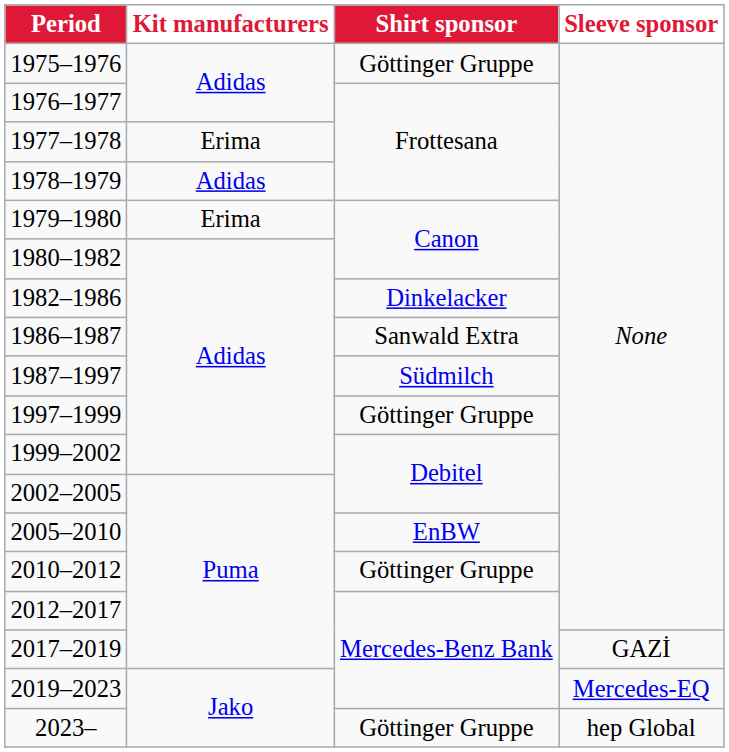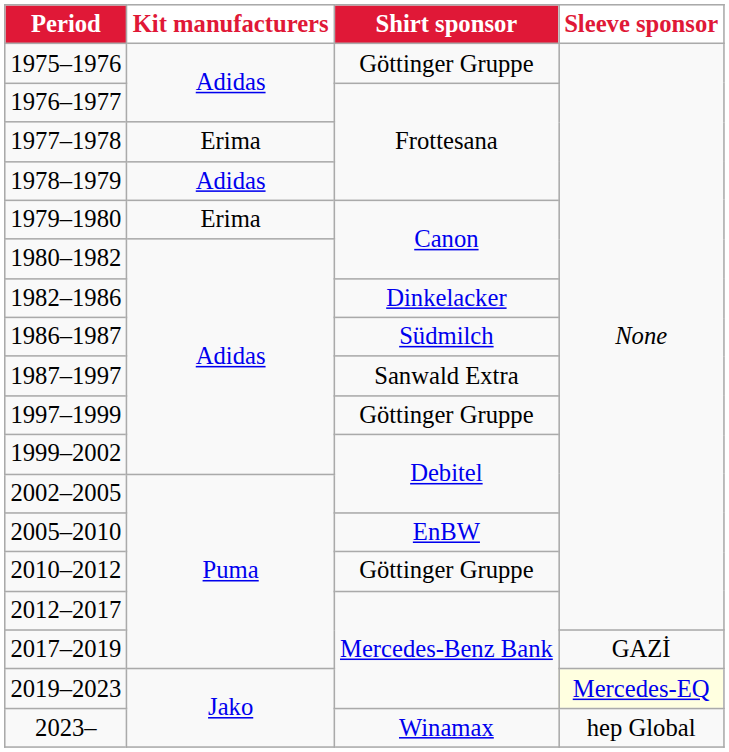(446, 336) Sanwald Extra -> (446, 336) Südmilch
(446, 375) Südmilch -> (446, 375) Sanwald Extra
(641, 688) no background -> (641, 688) lightyellow background
(446, 727) Göttinger Gruppe -> (446, 727) Winamax
